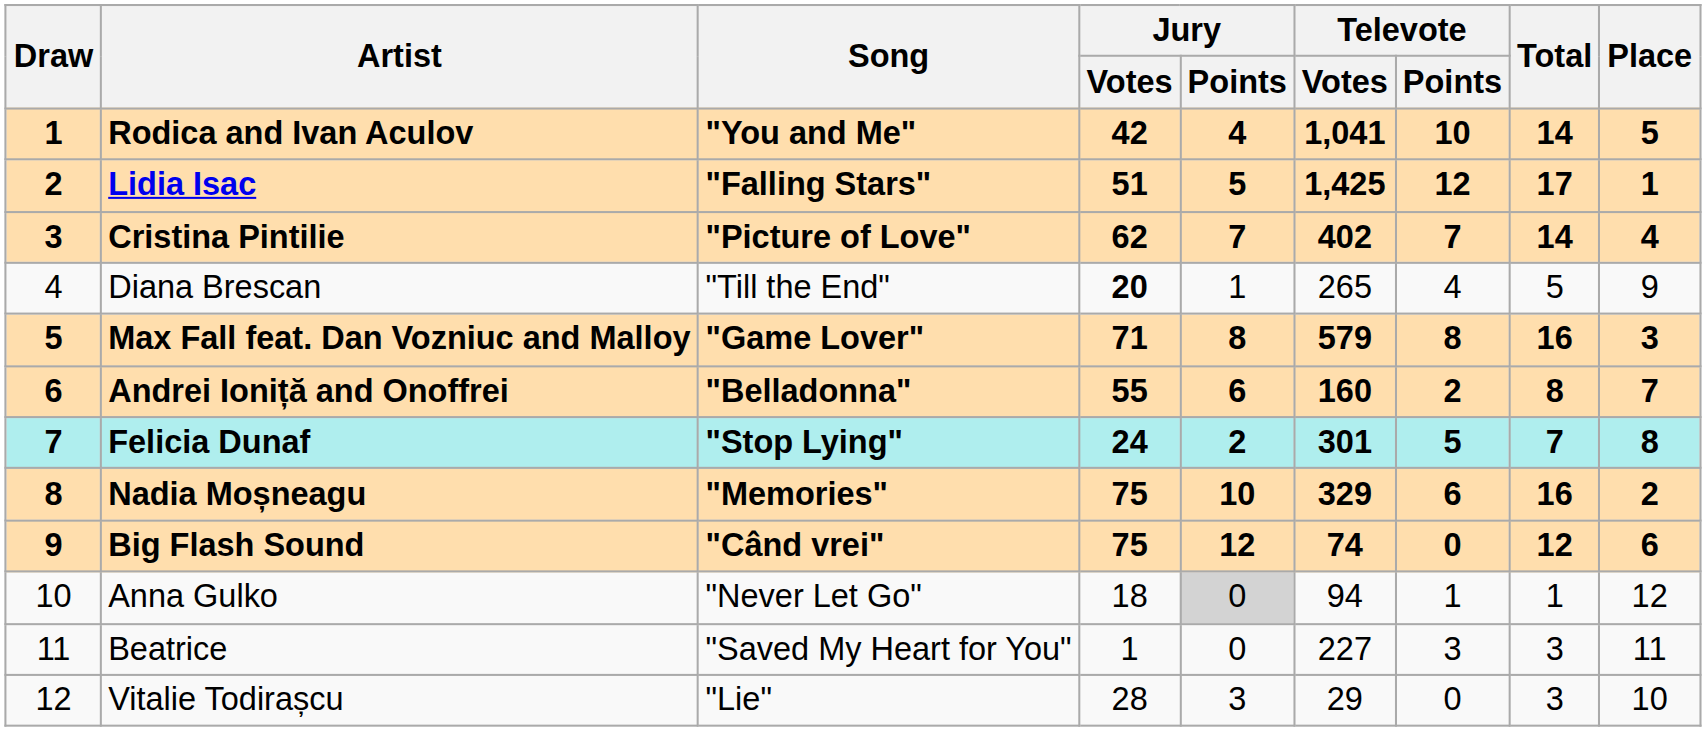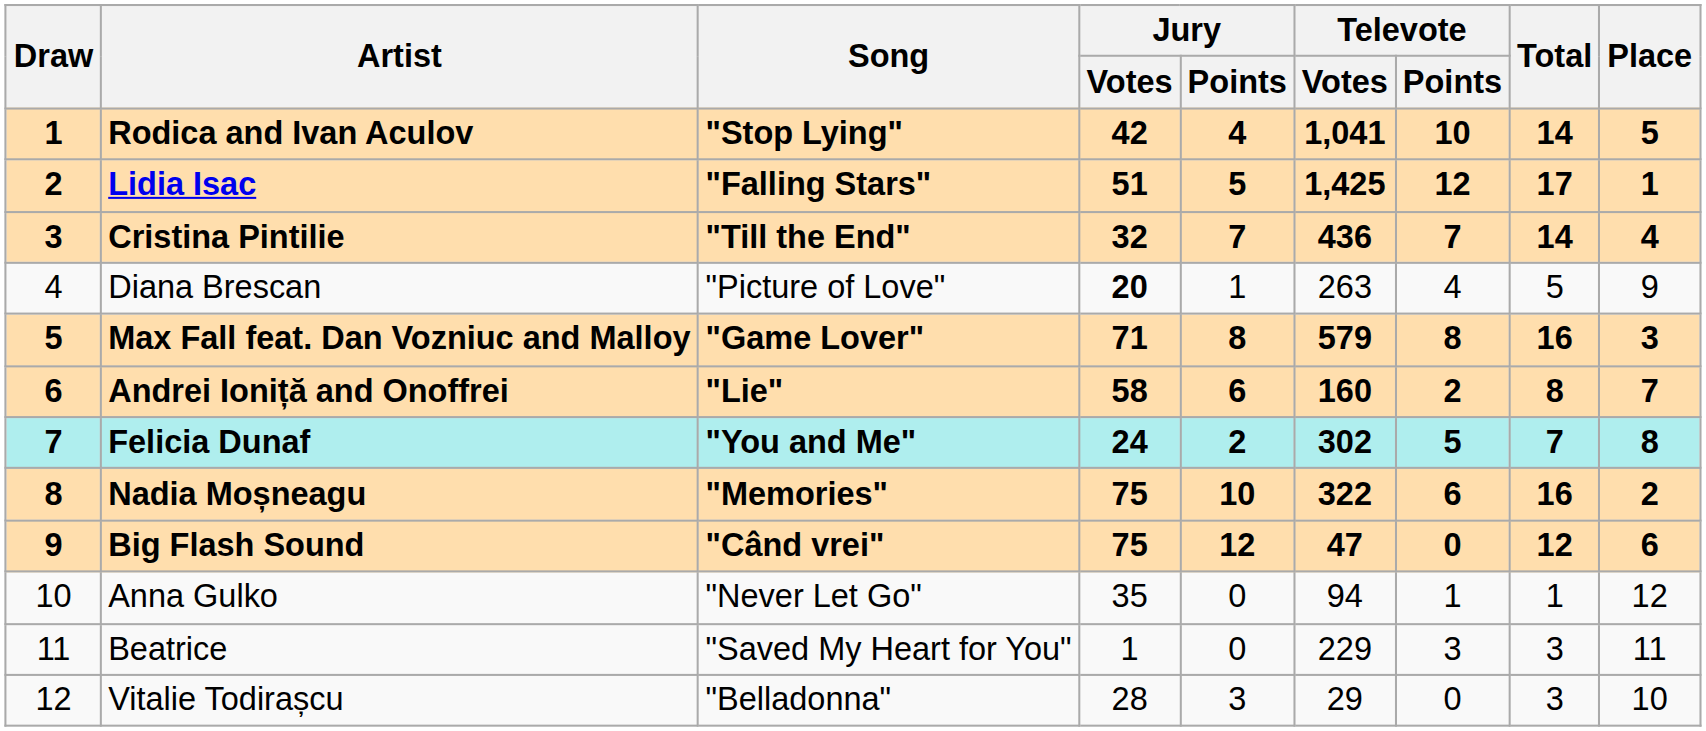(811, 133) "You and Me" -> (804, 133) "Stop Lying"
(838, 236) "Picture of Love" -> (808, 236) "Till the End"
(1130, 236) 62 -> (1130, 236) 32
(1345, 236) 402 -> (1345, 236) 436
(798, 287) "Till the End" -> (825, 287) "Picture of Love"
(1345, 287) 265 -> (1345, 287) 263
(808, 390) "Belladonna" -> (744, 390) "Lie"
(1130, 390) 55 -> (1130, 390) 58
(804, 442) "Stop Lying" -> (811, 442) "You and Me"
(1345, 442) 301 -> (1345, 442) 302
(1345, 493) 329 -> (1345, 493) 322
(1345, 545) 74 -> (1345, 545) 47
(1130, 596) 18 -> (1130, 596) 35
(1237, 596) lightgrey background -> (1237, 596) no background
(1345, 648) 227 -> (1345, 648) 229
(739, 699) "Lie" -> (798, 699) "Belladonna"
